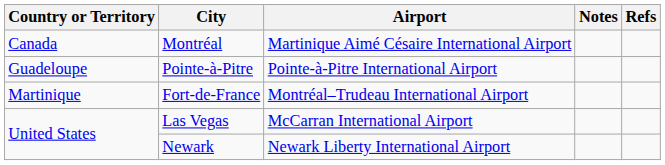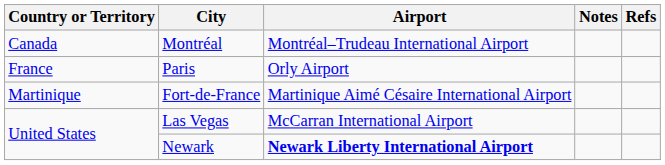(420, 43) Martinique Aimé Césaire International Airport -> (398, 43) Montréal–Trudeau International Airport
+ row: (179, 69)
- row: (208, 69)
(398, 95) Montréal–Trudeau International Airport -> (420, 95) Martinique Aimé Césaire International Airport
(389, 146) normal -> (400, 146) bold
